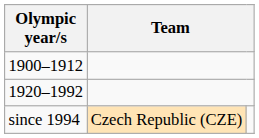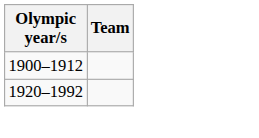- row: (44, 120)
